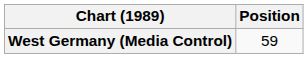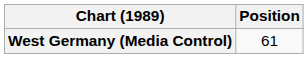(270, 41) 59 -> (270, 41) 61
